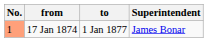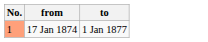- column: (166, 12)
